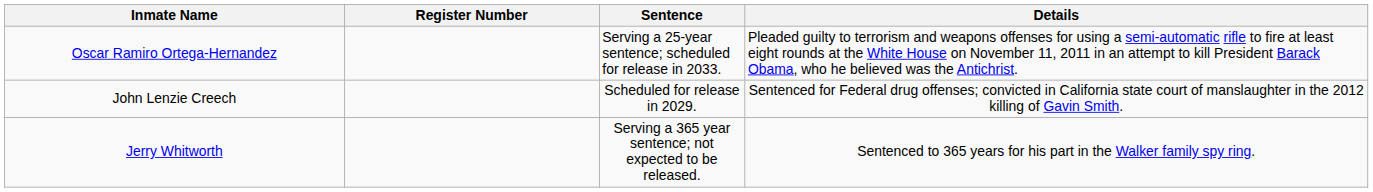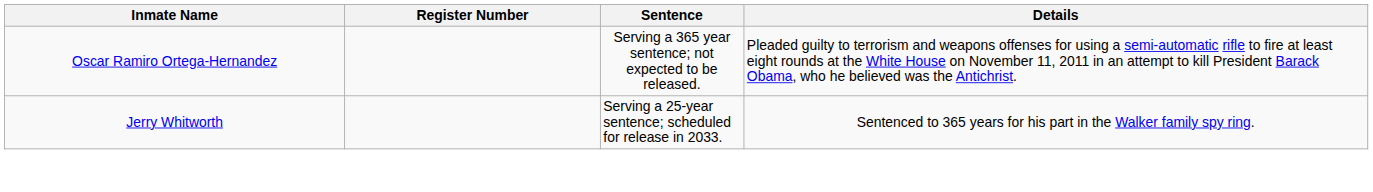(666, 53) Serving a 25-year sentence; scheduled for release in 2033. -> (672, 61) Serving a 365 year sentence; not expected to be released.
- row: (174, 98)
(672, 152) Serving a 365 year sentence; not expected to be released. -> (667, 122) Serving a 25-year sentence; scheduled for release in 2033.
